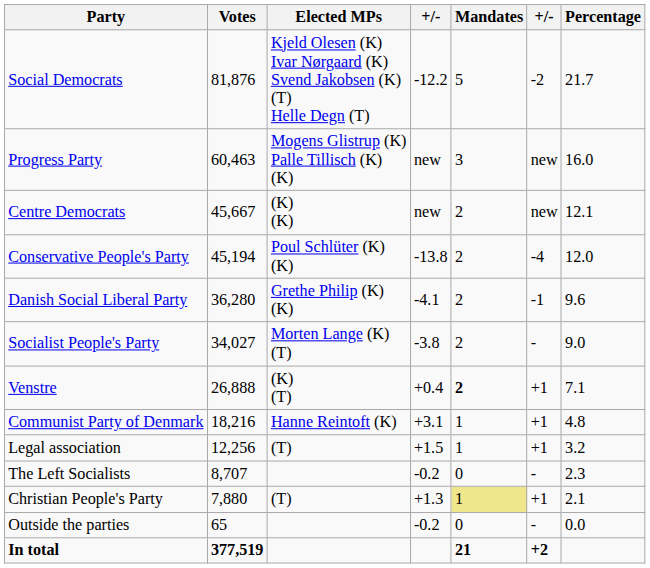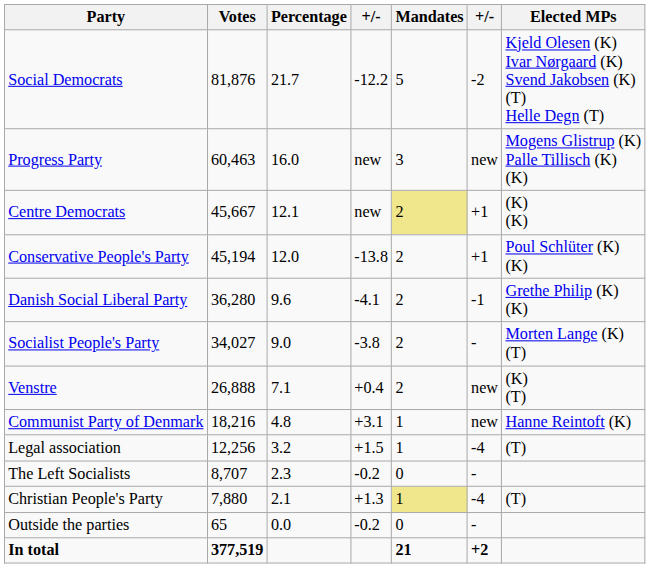columns swapped: (603, 17) <-> (339, 17)
(459, 212) no background -> (399, 212) khaki background
(544, 212) new -> (480, 212) +1
(537, 256) -4 -> (480, 256) +1
(459, 387) bold -> (399, 387) normal
(539, 387) +1 -> (485, 387) new
(539, 422) +1 -> (485, 422) new
(539, 447) +1 -> (478, 447) -4
(539, 499) +1 -> (478, 499) -4
